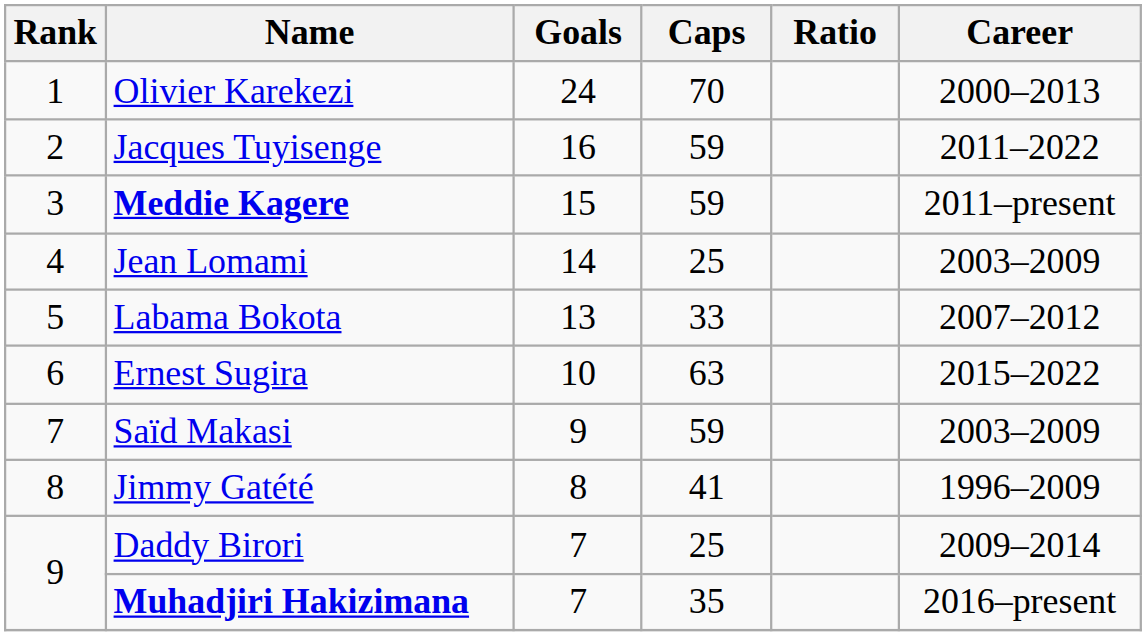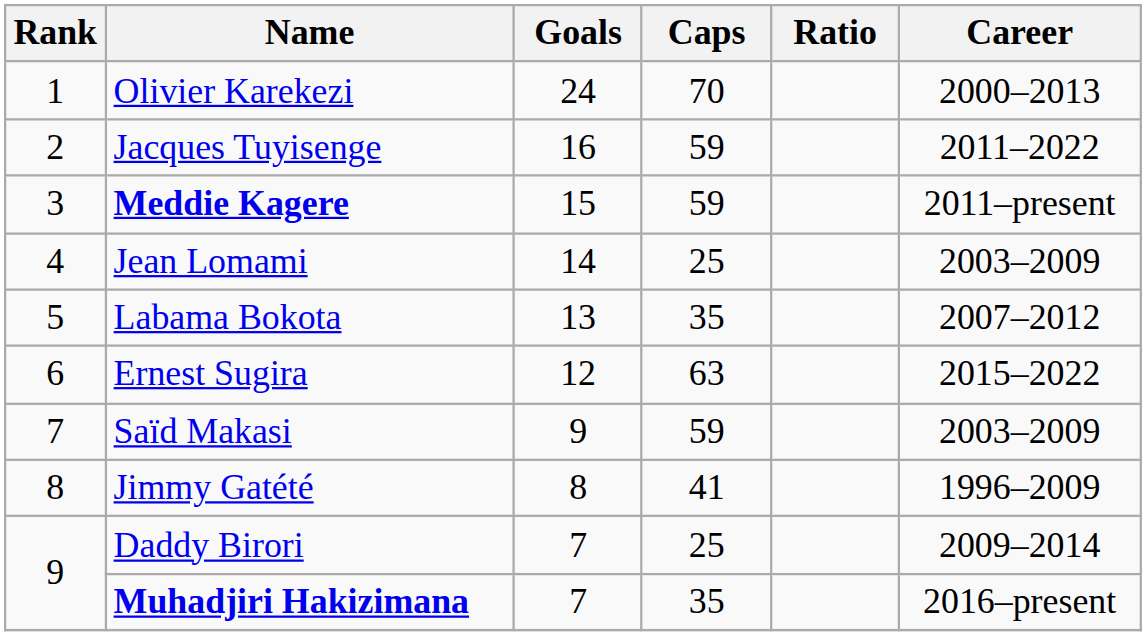(707, 317) 33 -> (707, 317) 35
(578, 373) 10 -> (578, 373) 12
